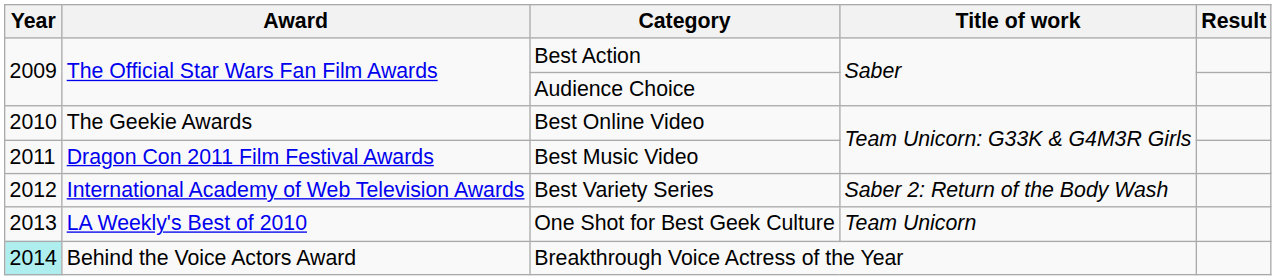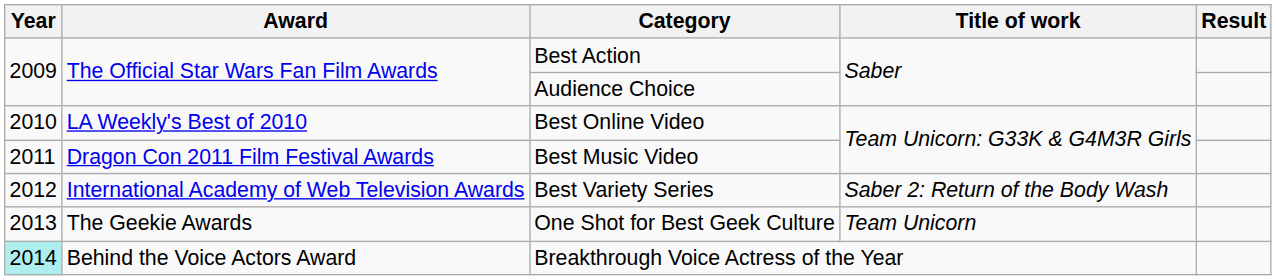(159, 122) The Geekie Awards -> (187, 122) LA Weekly's Best of 2010
(187, 223) LA Weekly's Best of 2010 -> (159, 223) The Geekie Awards
